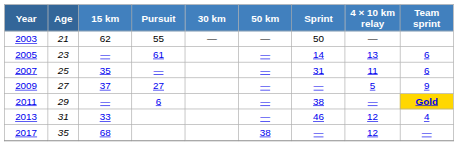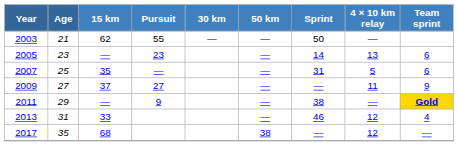(159, 55) 61 -> (159, 55) 23
(373, 70) 11 -> (373, 70) 5
(373, 86) 5 -> (373, 86) 11
(159, 102) 6 -> (159, 102) 9
